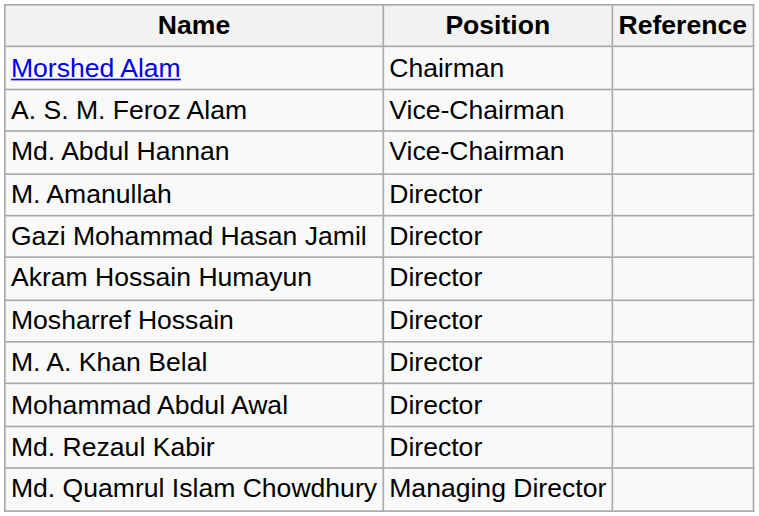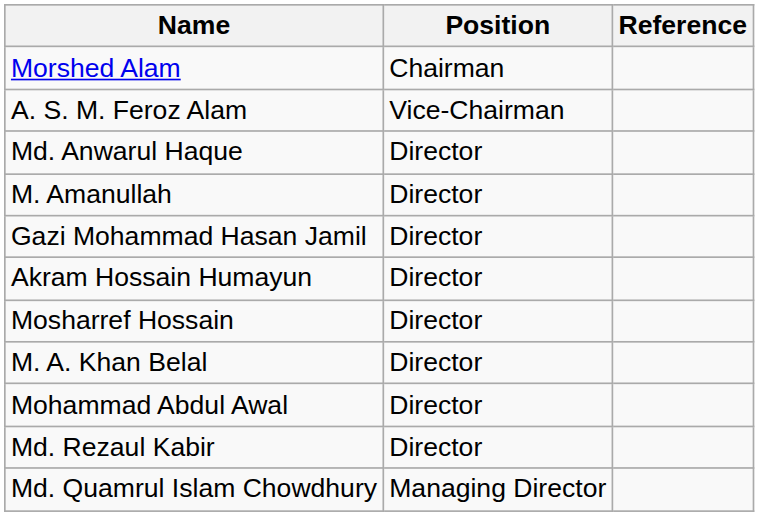- row: (120, 151)
+ row: (127, 151)
